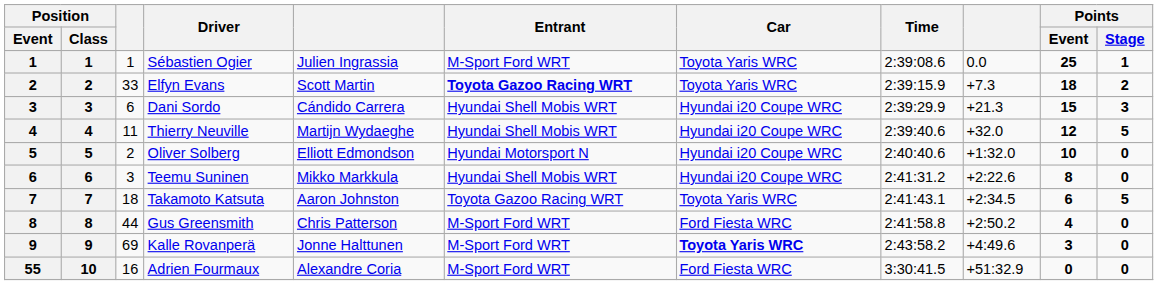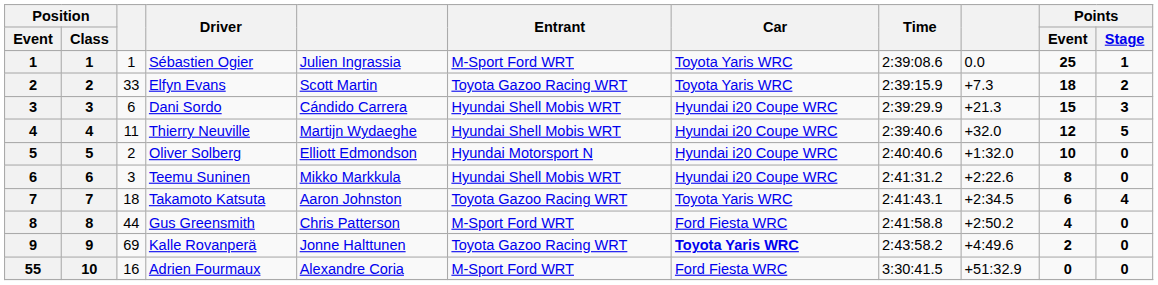(540, 84) bold -> (539, 84) normal
(1125, 199) 5 -> (1125, 199) 4
(509, 245) M-Sport Ford WRT -> (539, 245) Toyota Gazoo Racing WRT
(1069, 245) 3 -> (1068, 245) 2
